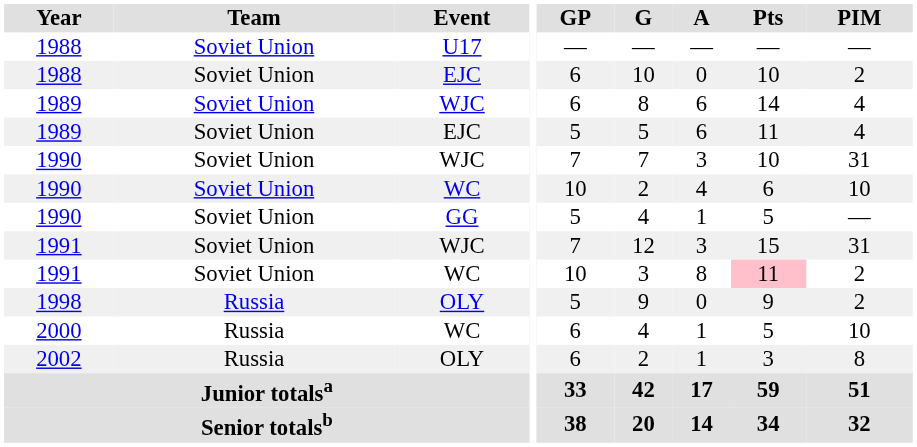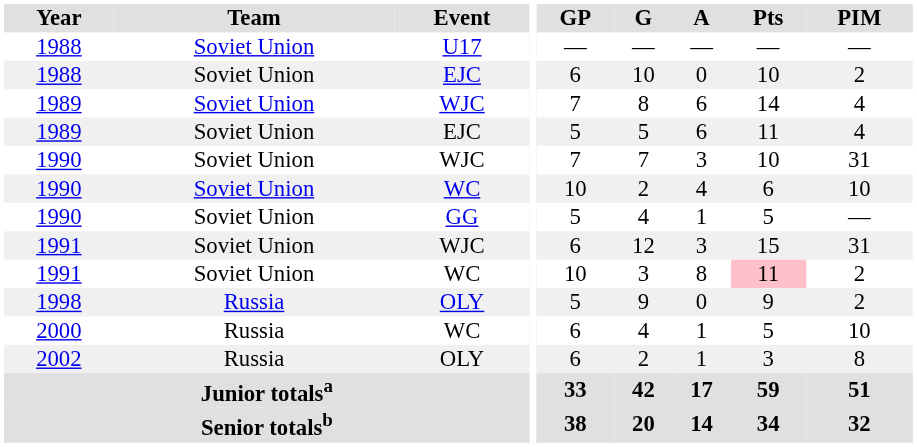(575, 103) 6 -> (575, 103) 7
(575, 245) 7 -> (575, 245) 6
